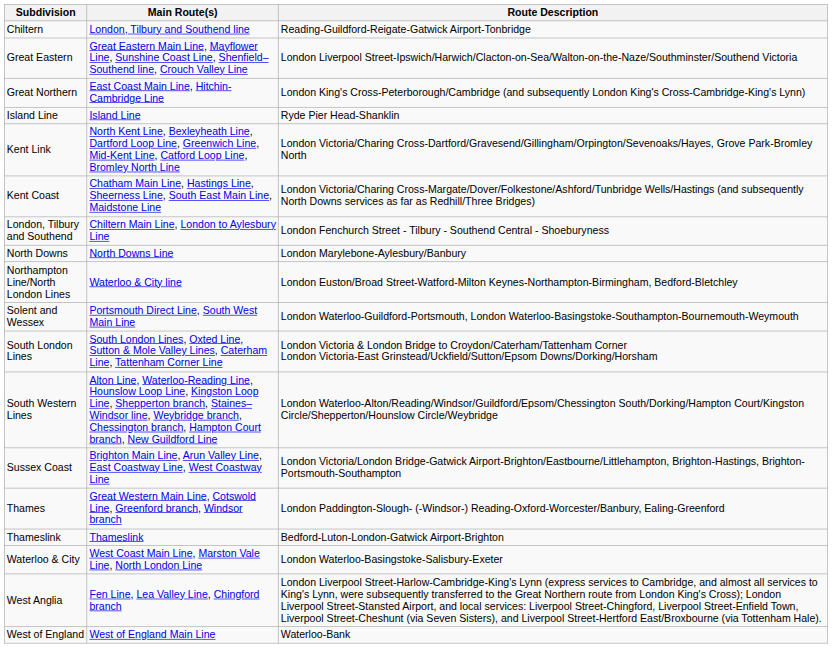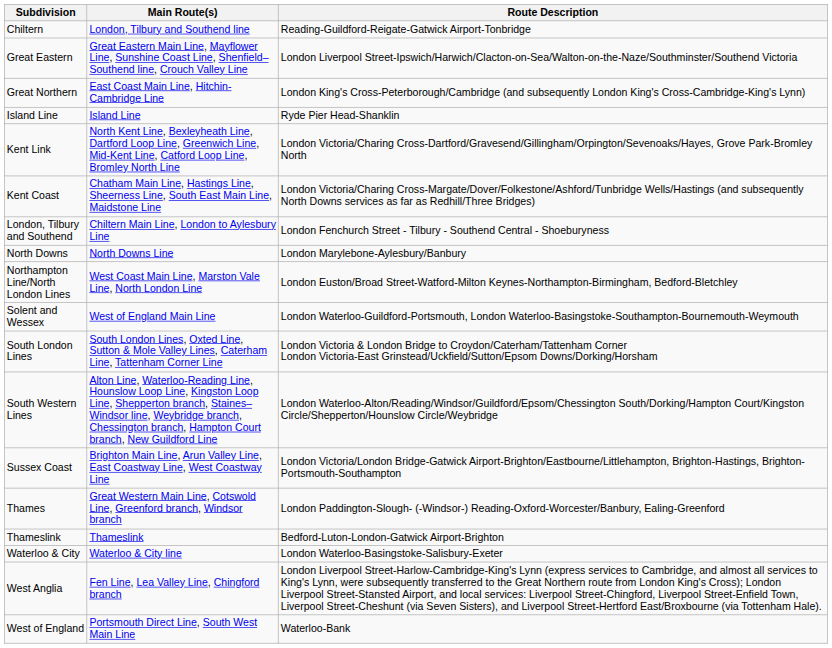(136, 282) Waterloo & City line -> (175, 282) West Coast Main Line, Marston Vale Line, North London Line
(173, 316) Portsmouth Direct Line, South West Main Line -> (152, 316) West of England Main Line
(175, 560) West Coast Main Line, Marston Vale Line, North London Line -> (136, 554) Waterloo & City line
(152, 635) West of England Main Line -> (173, 629) Portsmouth Direct Line, South West Main Line
